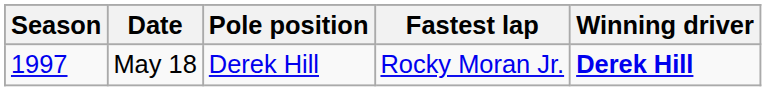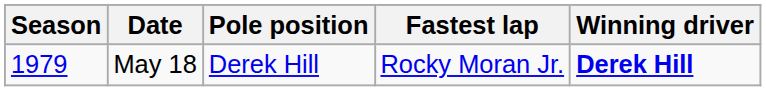(39, 65) 1997 -> (39, 65) 1979
